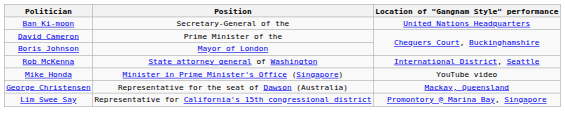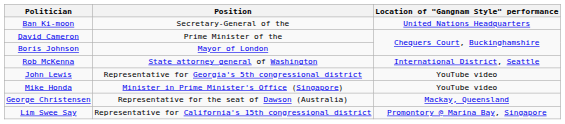+ row: (48, 74)
